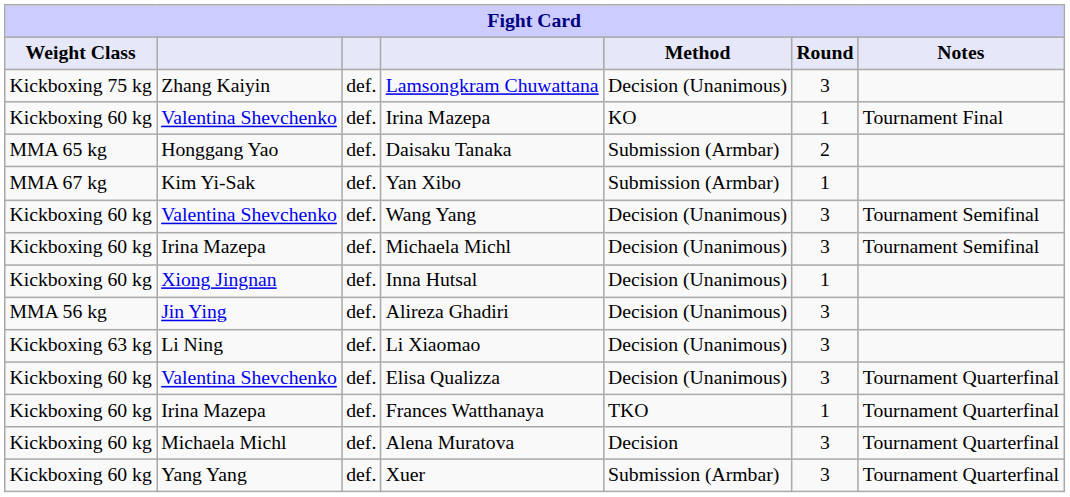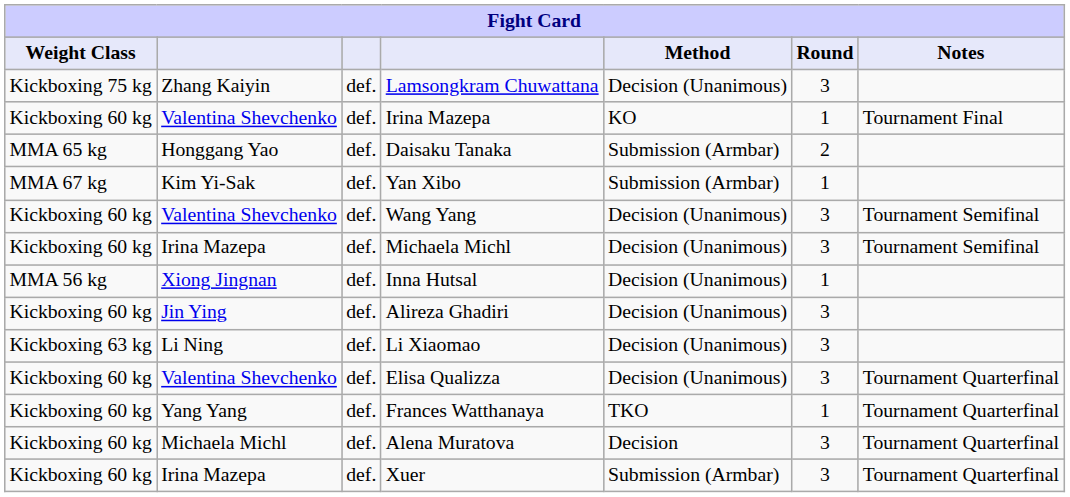(81, 280) Kickboxing 60 kg -> (58, 280) MMA 56 kg
(58, 312) MMA 56 kg -> (81, 312) Kickboxing 60 kg
(213, 410) Irina Mazepa -> (204, 410) Yang Yang
(204, 475) Yang Yang -> (213, 475) Irina Mazepa
